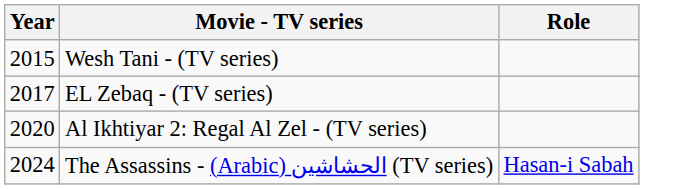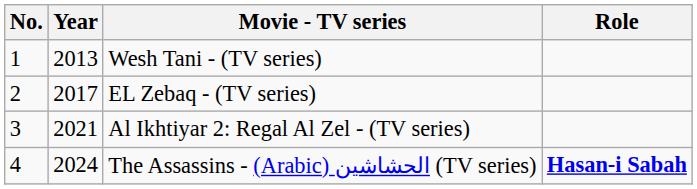+ column: (26, 22)
(32, 57) 2015 -> (76, 57) 2013
(32, 128) 2020 -> (76, 128) 2021
(569, 165) normal -> (617, 165) bold
